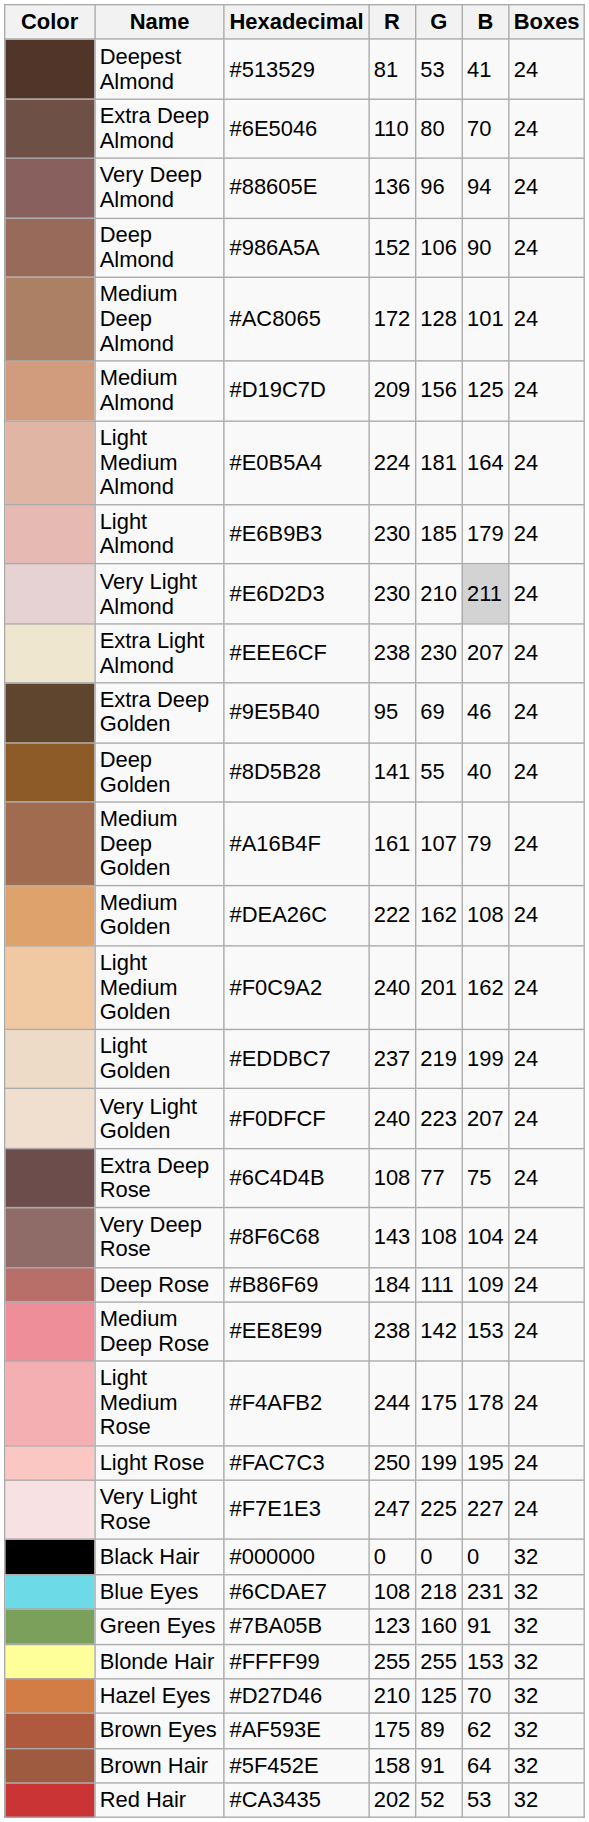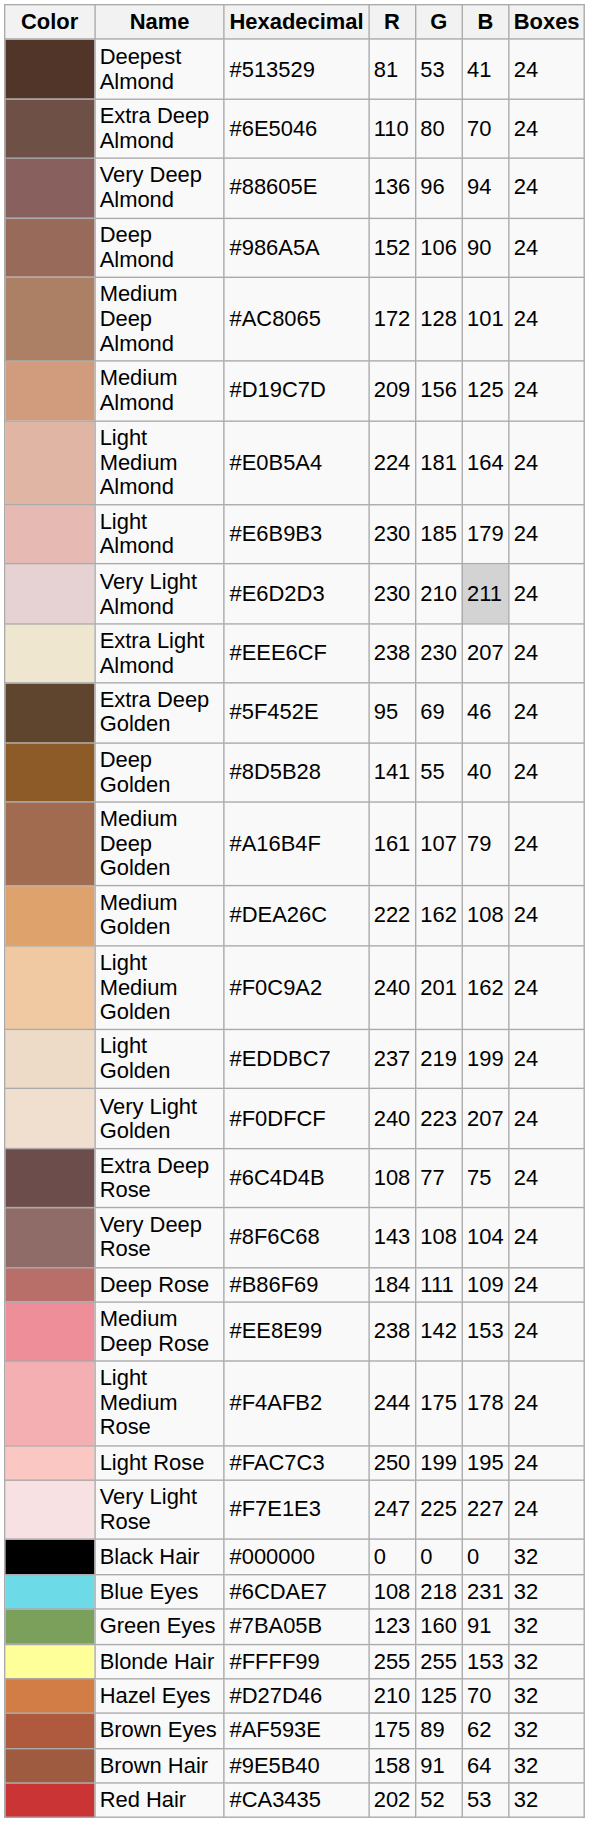(275, 712) #9E5B40 -> (274, 712) #5F452E
(274, 1765) #5F452E -> (275, 1765) #9E5B40
